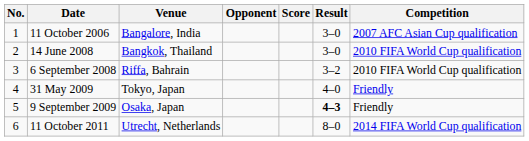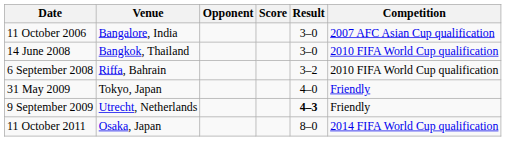- column: (16, 13)
(153, 107) Osaka, Japan -> (148, 107) Utrecht, Netherlands
(171, 126) Utrecht, Netherlands -> (130, 126) Osaka, Japan
